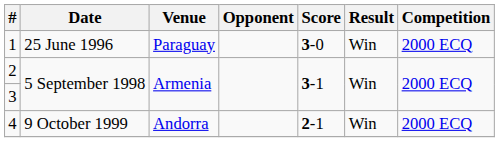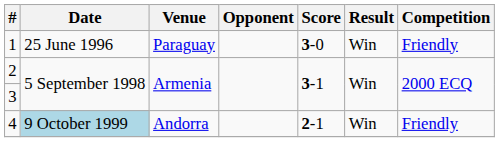(437, 44) 2000 ECQ -> (430, 44) Friendly
(76, 123) no background -> (76, 123) lightblue background
(437, 123) 2000 ECQ -> (430, 123) Friendly
